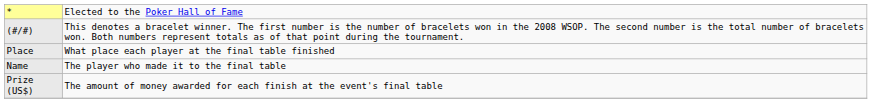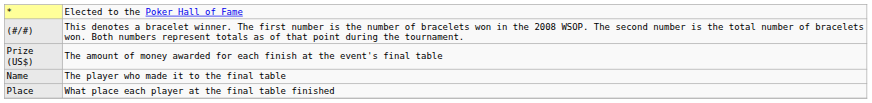rows swapped: (20, 51) <-> (20, 86)
